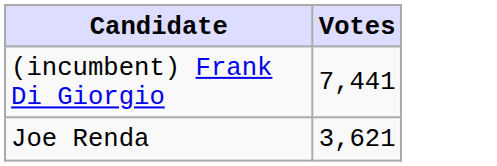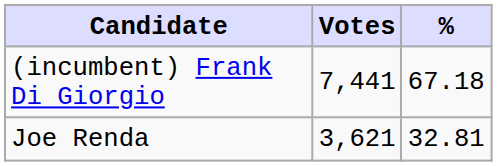+ column: (446, 26)
